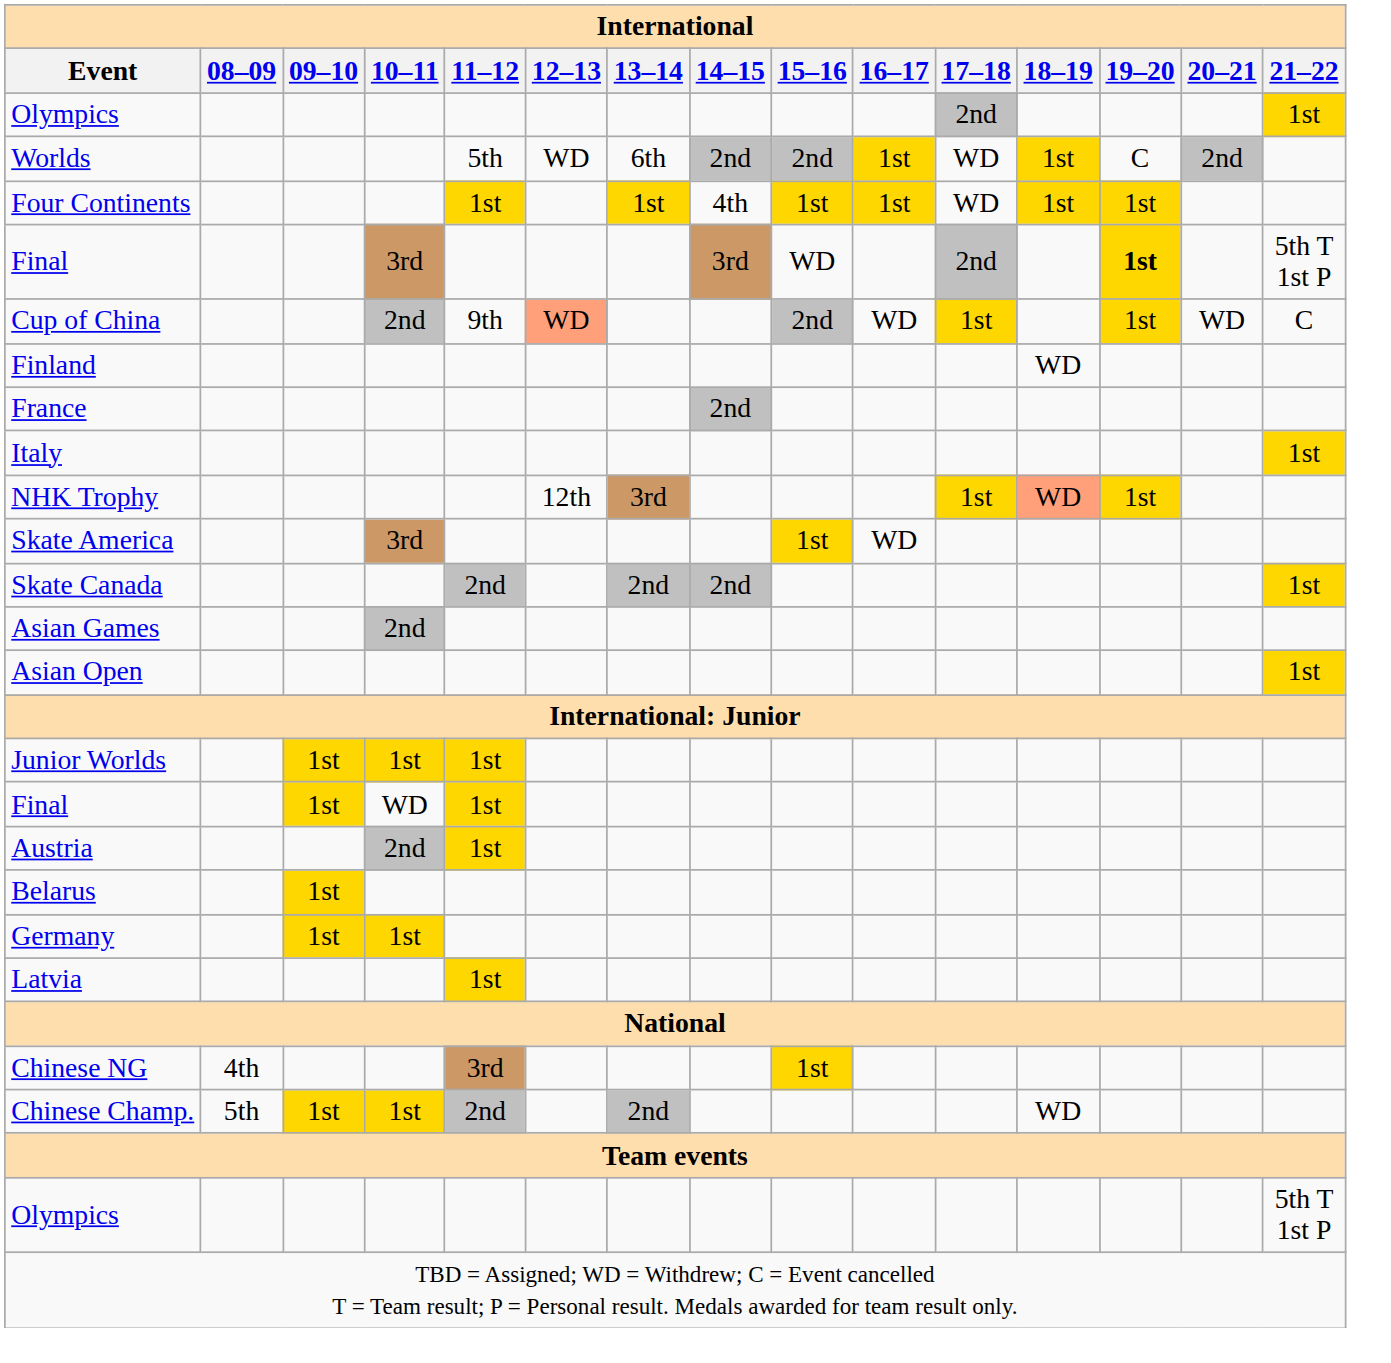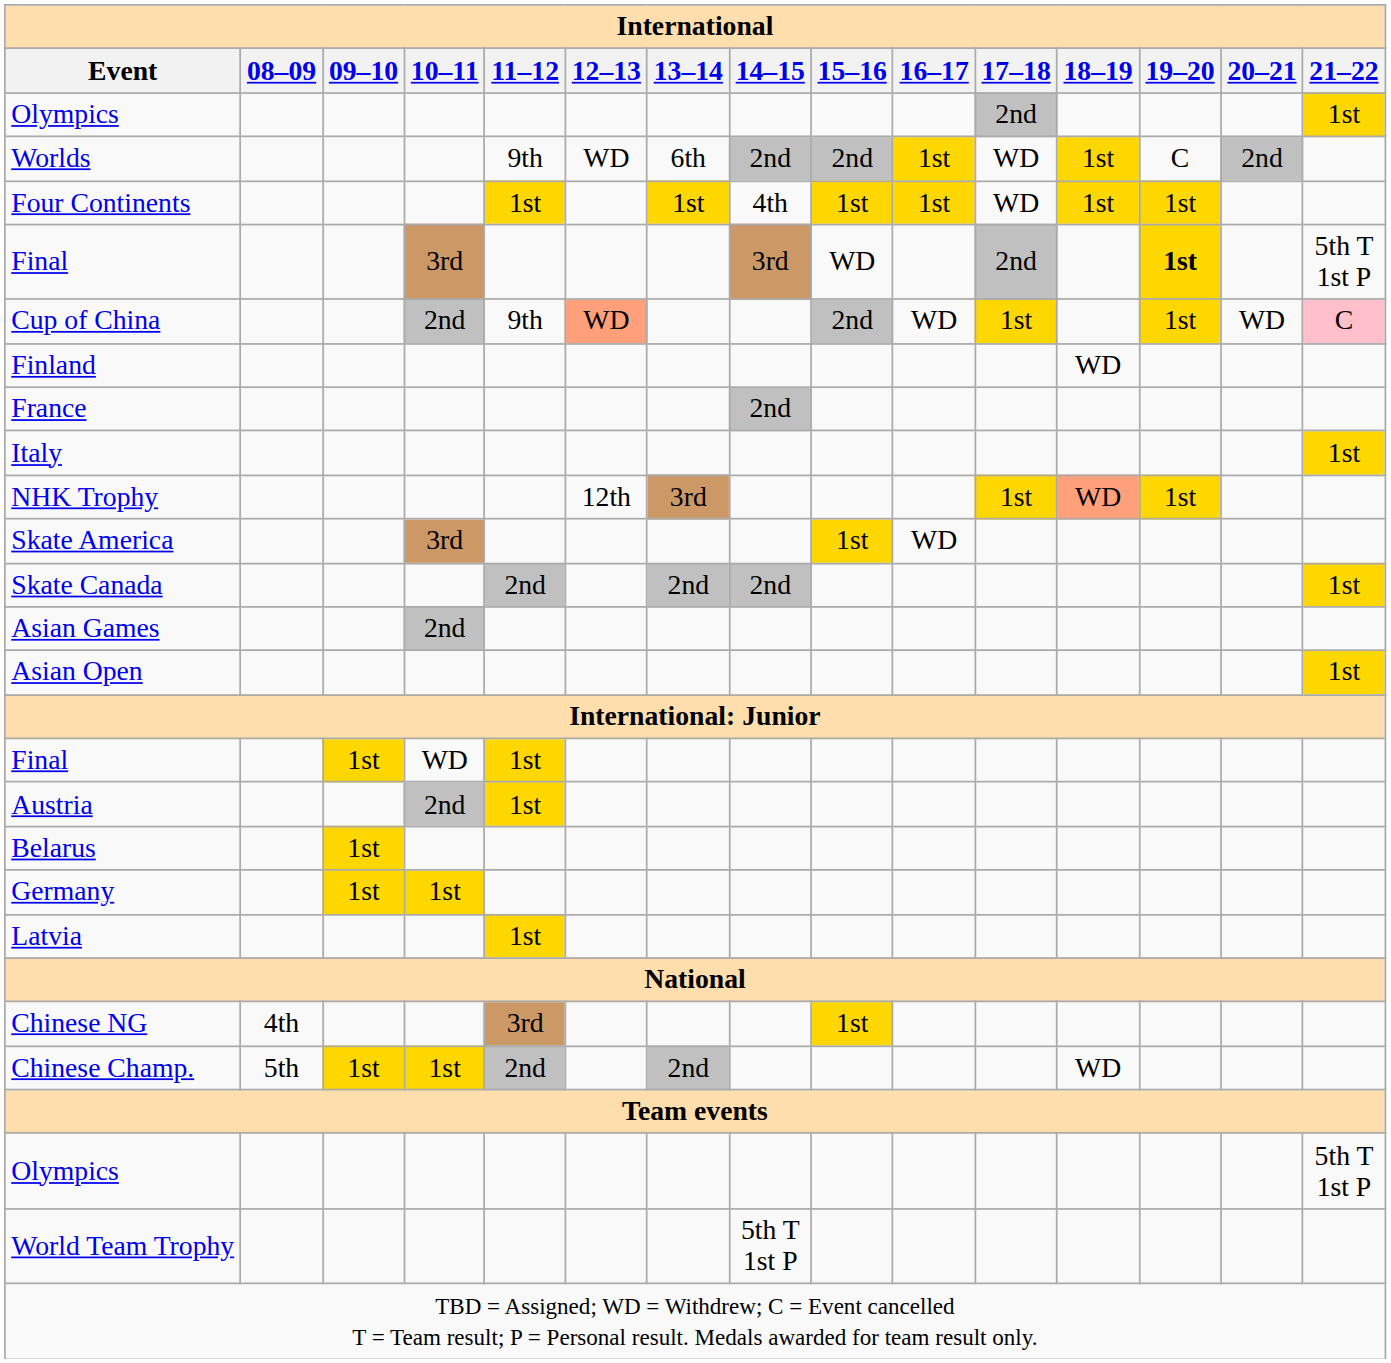(485, 158) 5th -> (525, 158) 9th
(1304, 320) no background -> (1344, 320) pink background
- row: (89, 759)
+ row: (123, 1245)
